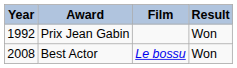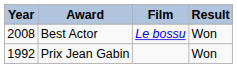rows swapped: (85, 34) <-> (69, 54)
